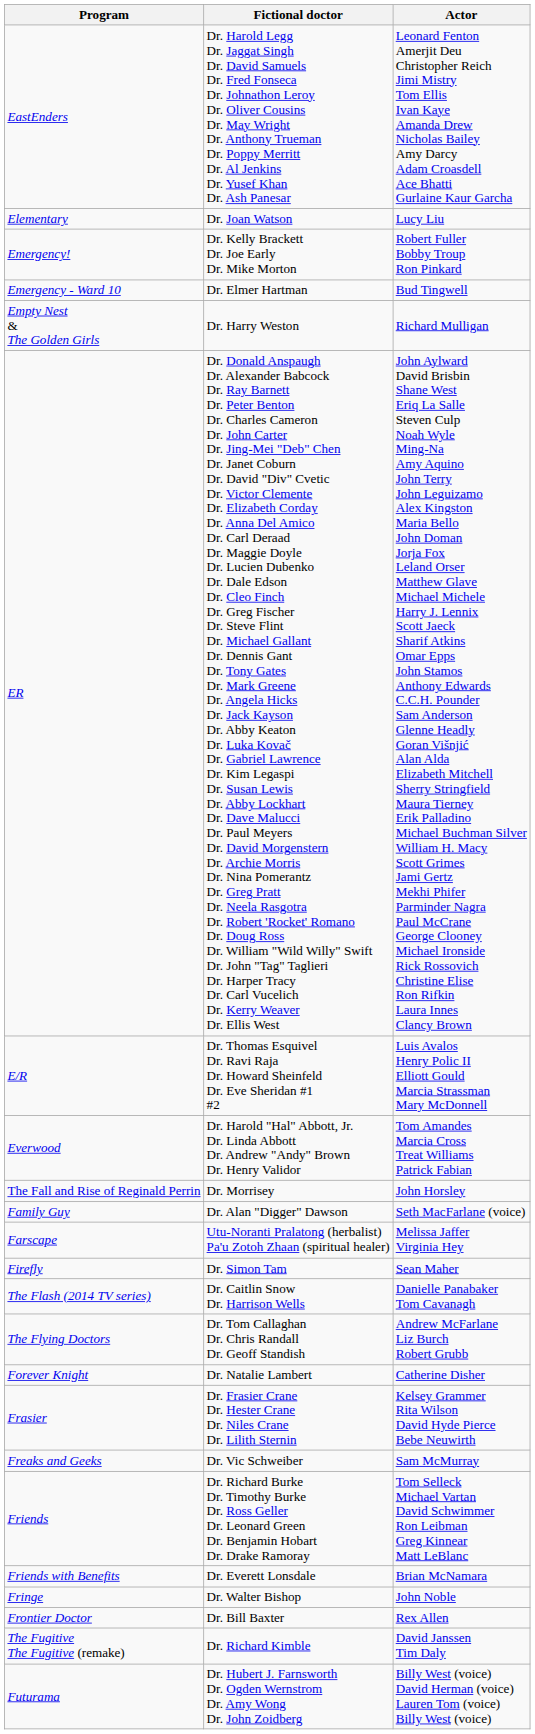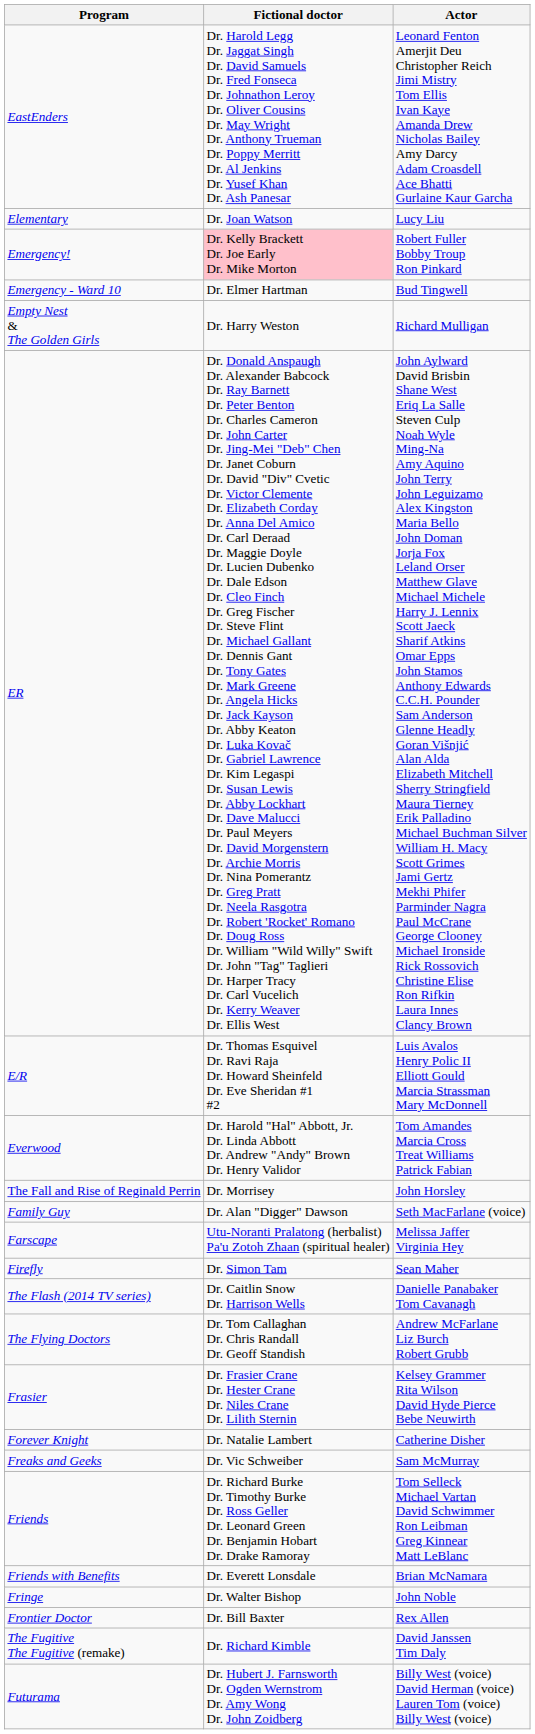(255, 254) no background -> (255, 254) pink background
rows swapped: (48, 1374) <-> (27, 1417)
